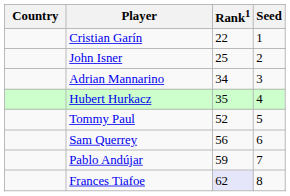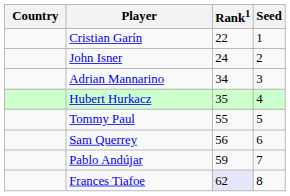(222, 58) 25 -> (222, 58) 24
(222, 119) 52 -> (222, 119) 55
